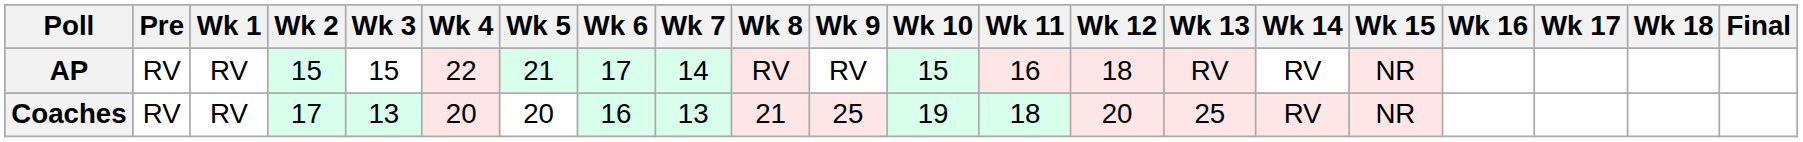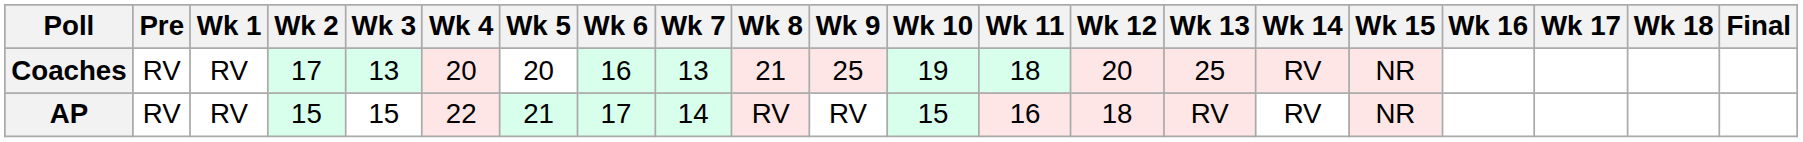rows swapped: (69, 70) <-> (69, 114)
